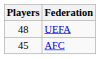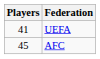(23, 29) 48 -> (23, 29) 41
